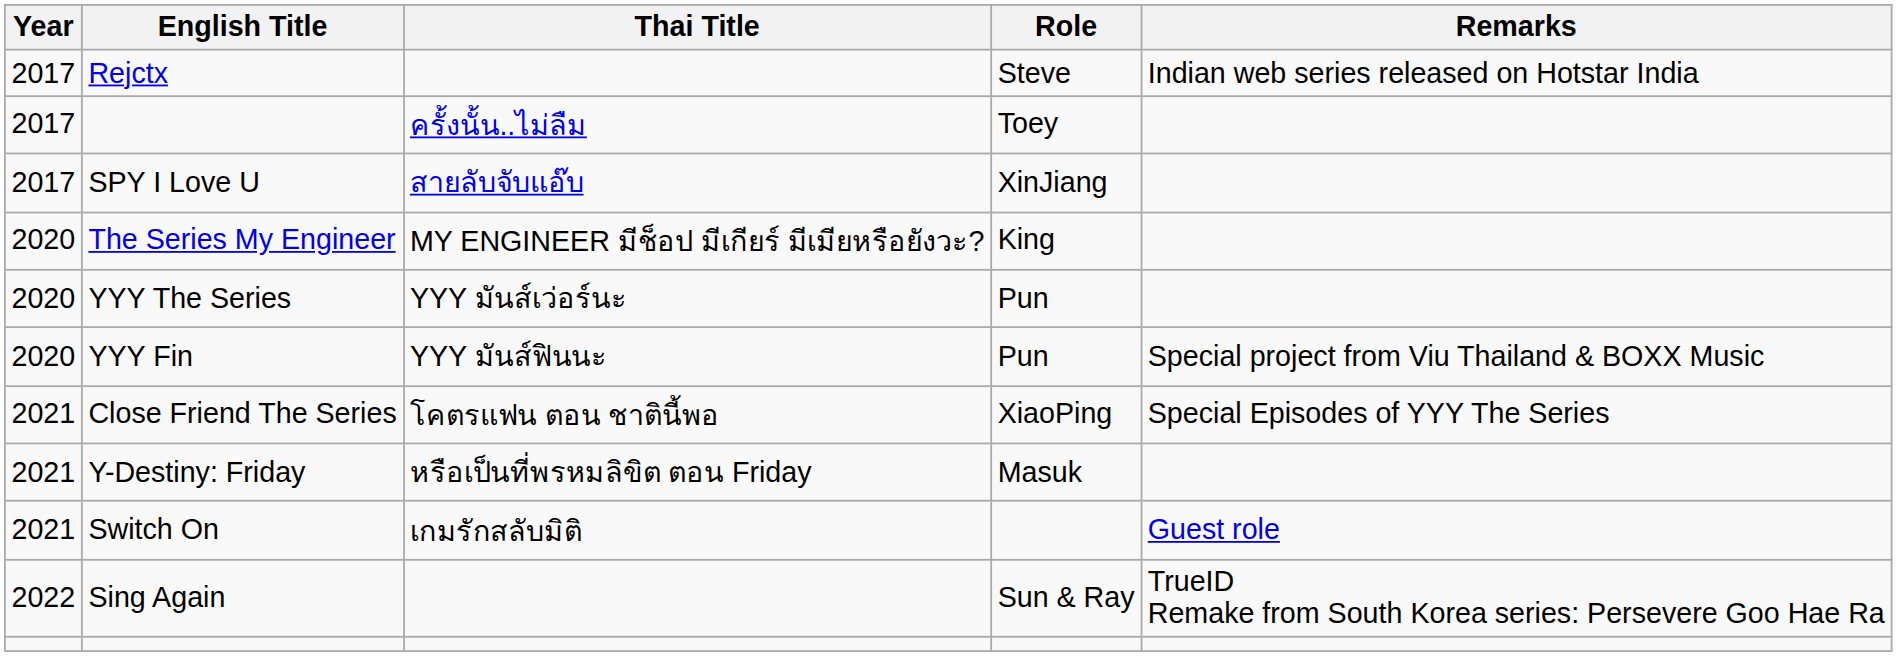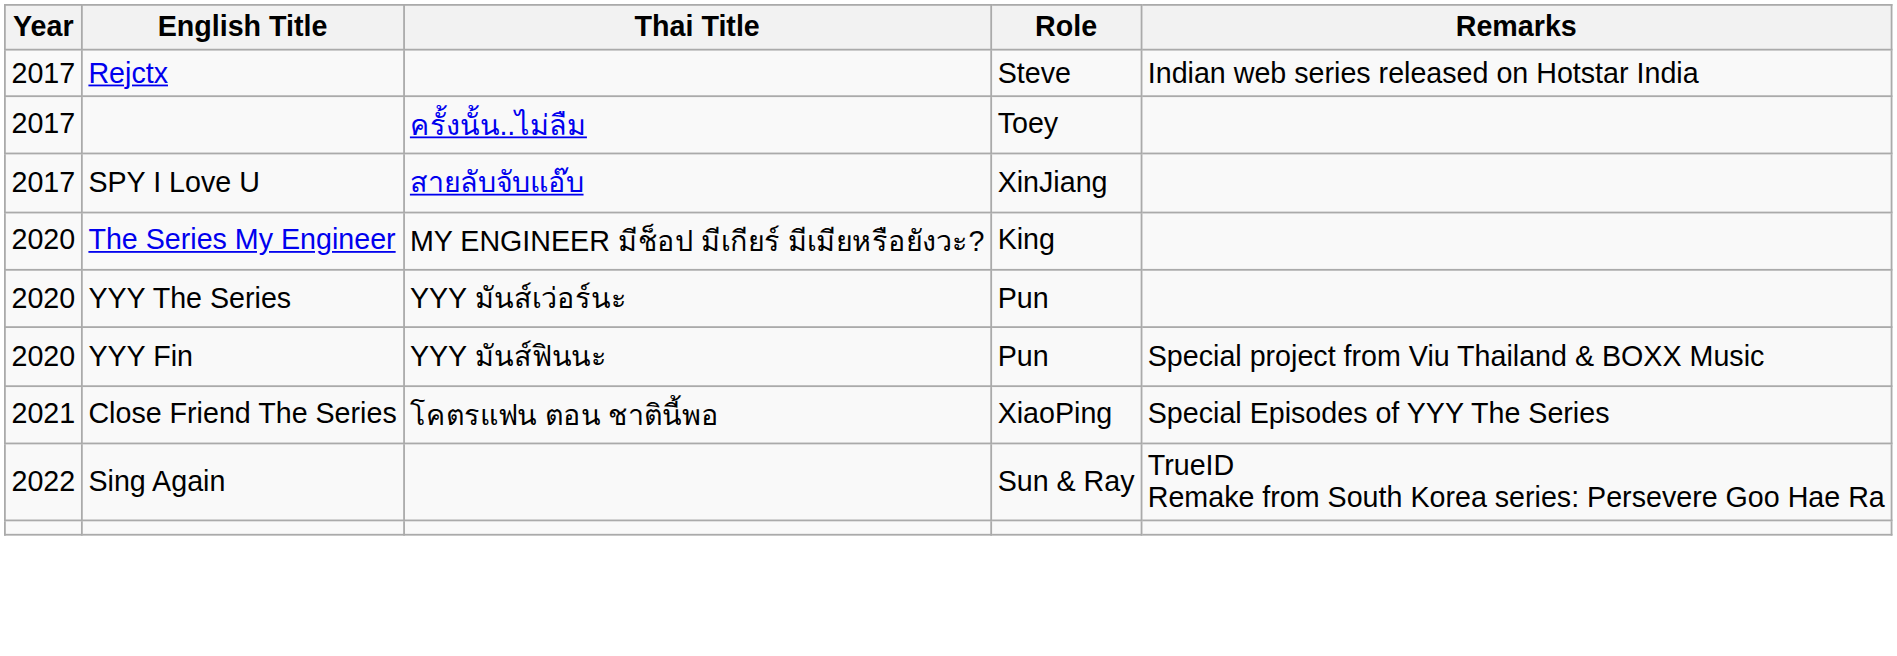- row: (197, 472)
- row: (154, 529)
